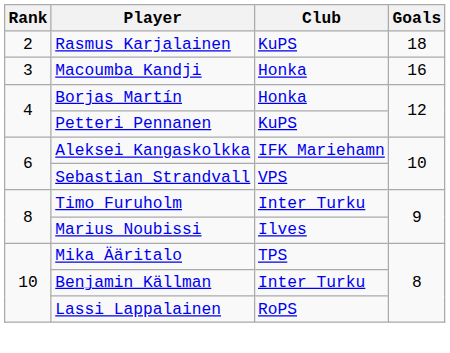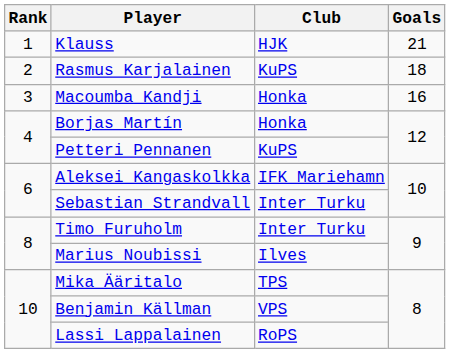+ row: (85, 44)
(273, 177) VPS -> (312, 203) Inter Turku
(312, 283) Inter Turku -> (273, 309) VPS
